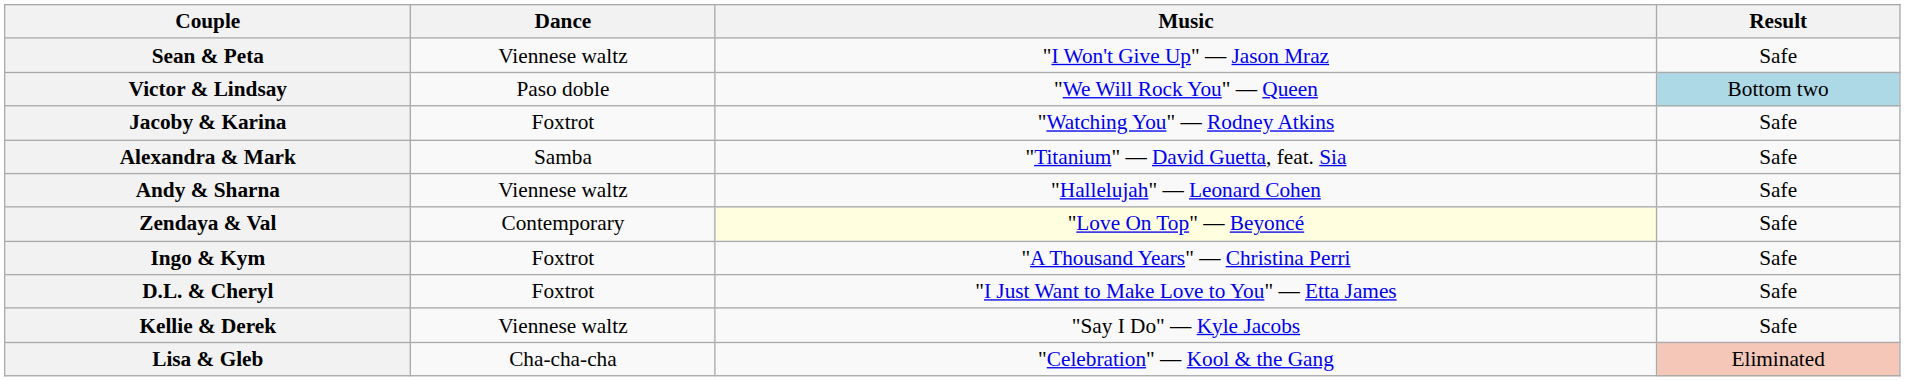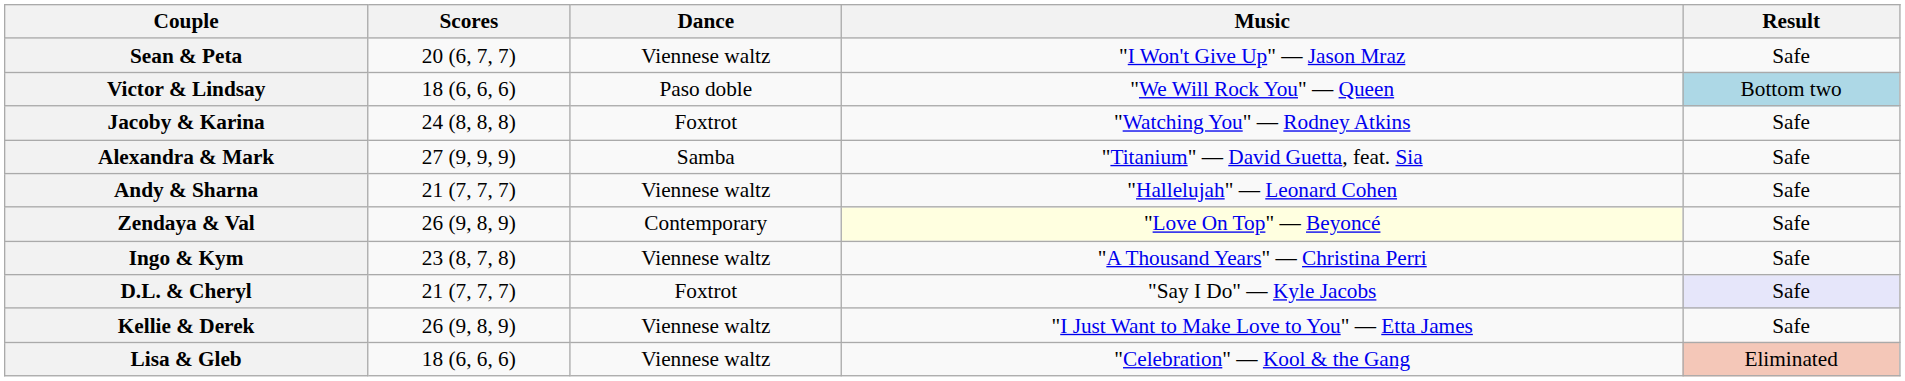+ column: (469, 21)
(563, 257) Foxtrot -> (706, 257) Viennese waltz
(1186, 291) "I Just Want to Make Love to You" — Etta James -> (1262, 291) "Say I Do" — Kyle Jacobs
(1778, 291) no background -> (1791, 291) lavender background
(1186, 325) "Say I Do" — Kyle Jacobs -> (1262, 325) "I Just Want to Make Love to You" — Etta James
(563, 358) Cha-cha-cha -> (706, 358) Viennese waltz
